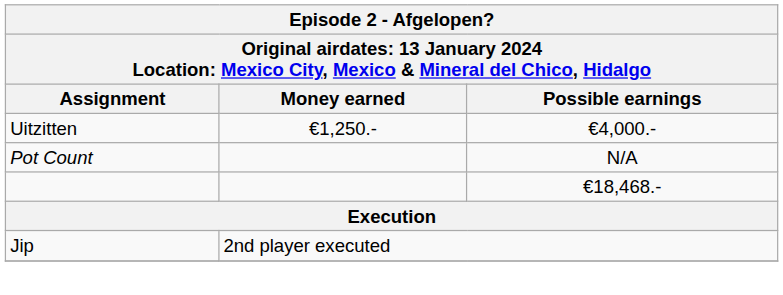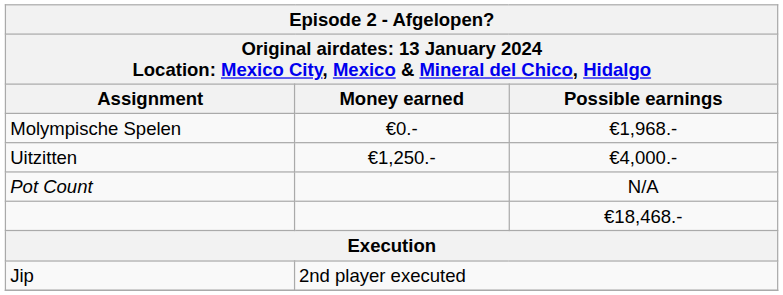+ row: (96, 128)
